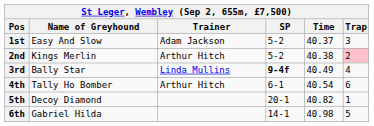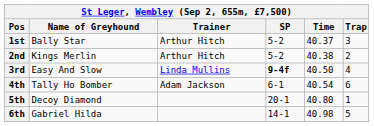(67, 41) Easy And Slow -> (58, 41) Bally Star
(192, 41) Adam Jackson -> (192, 41) Arthur Hitch
(348, 56) pink background -> (348, 56) no background
(58, 70) Bally Star -> (67, 70) Easy And Slow
(320, 70) 40.49 -> (320, 70) 40.50
(192, 85) Arthur Hitch -> (192, 85) Adam Jackson
(320, 99) 40.82 -> (320, 99) 40.80
